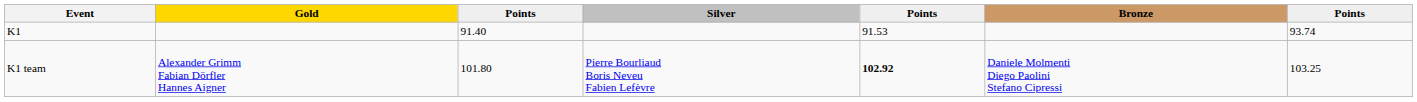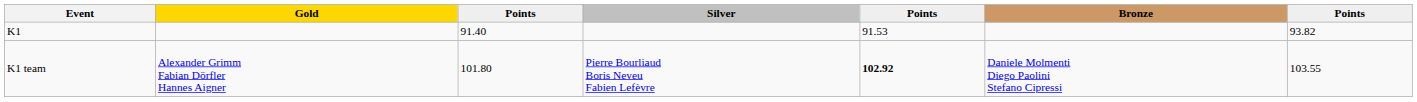(1303, 31) 93.74 -> (1303, 31) 93.82
(1305, 68) 103.25 -> (1305, 68) 103.55
